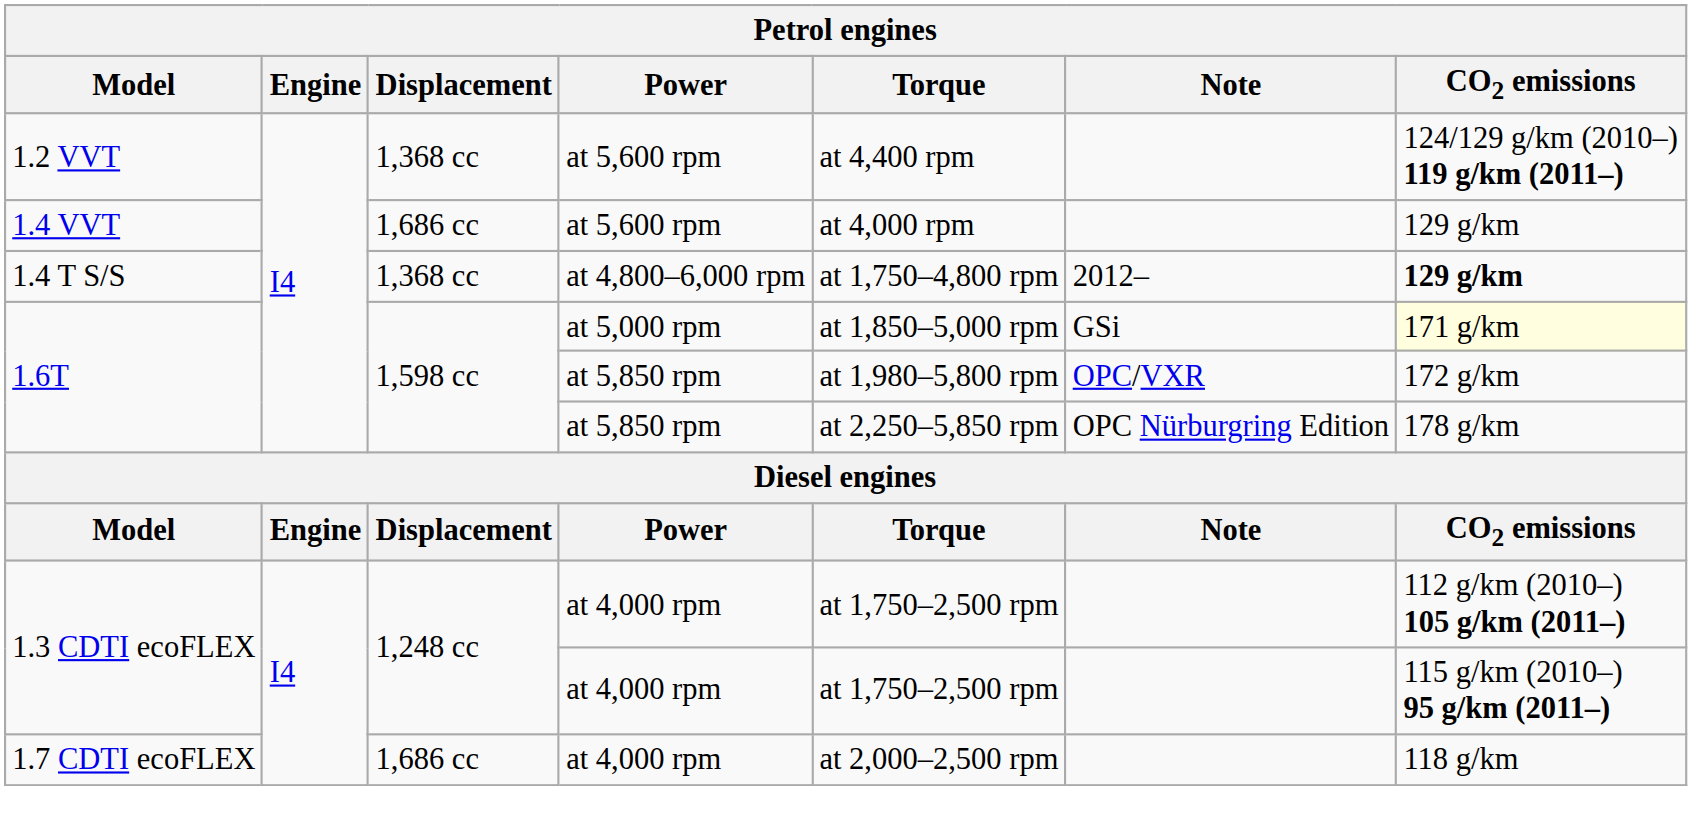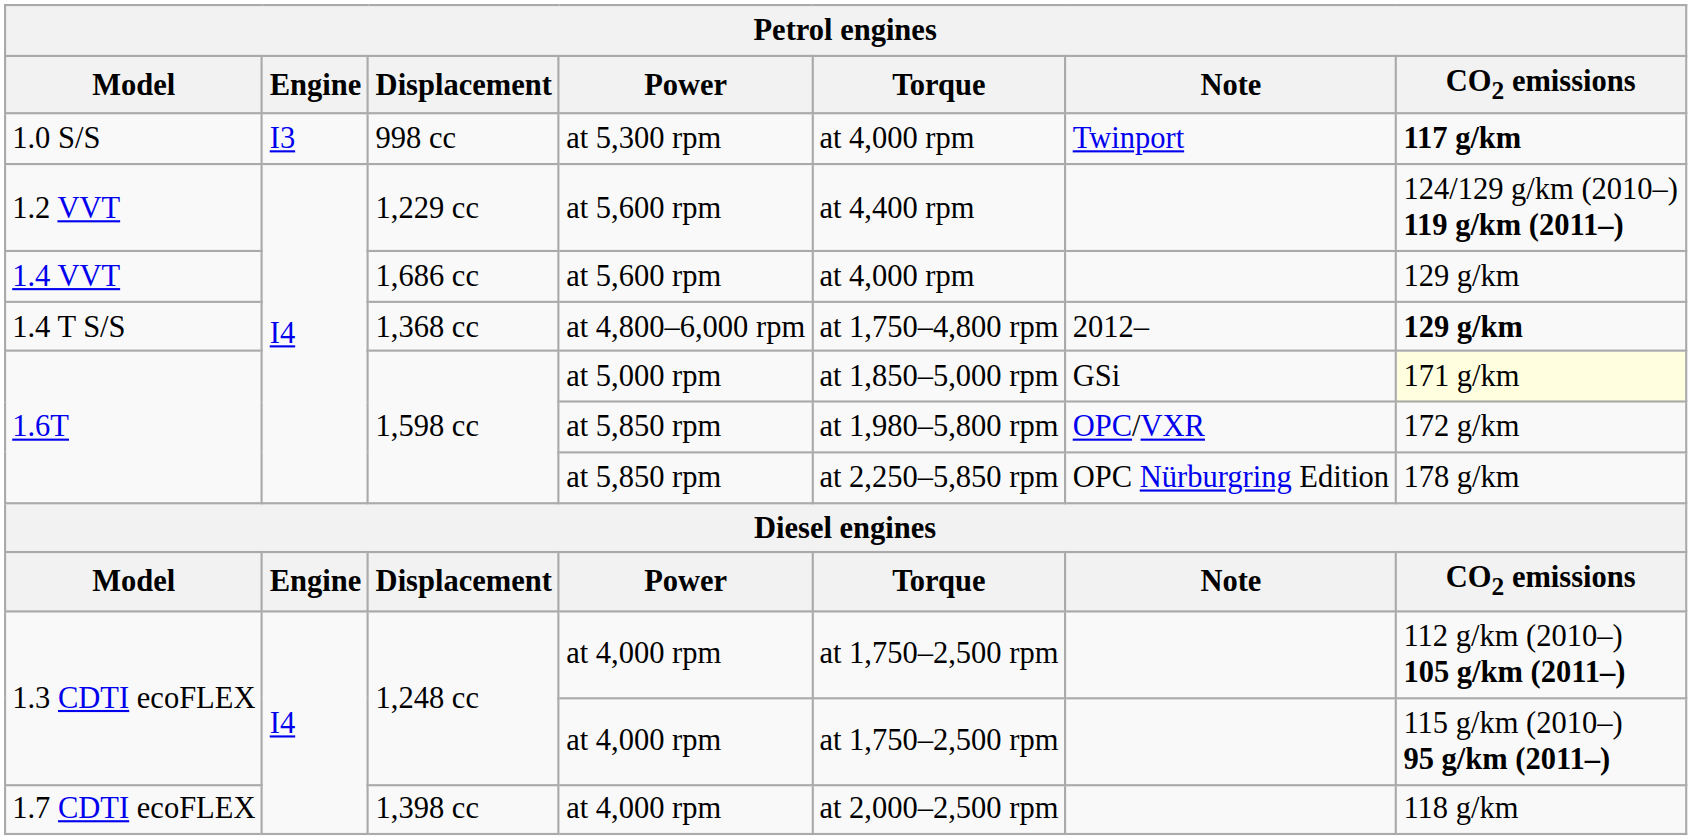+ row: (56, 138)
(427, 157) 1,368 cc -> (427, 207) 1,229 cc
(427, 758) 1,686 cc -> (427, 809) 1,398 cc
